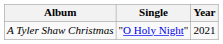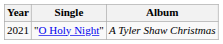columns swapped: (204, 13) <-> (60, 13)
